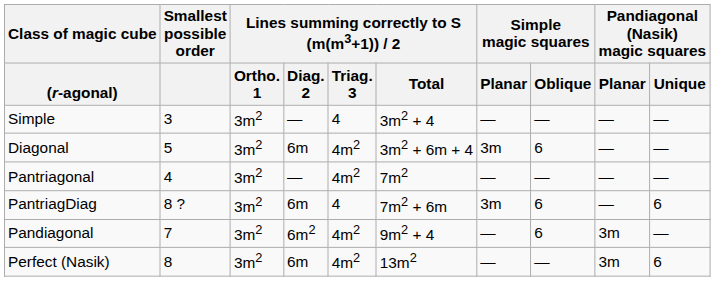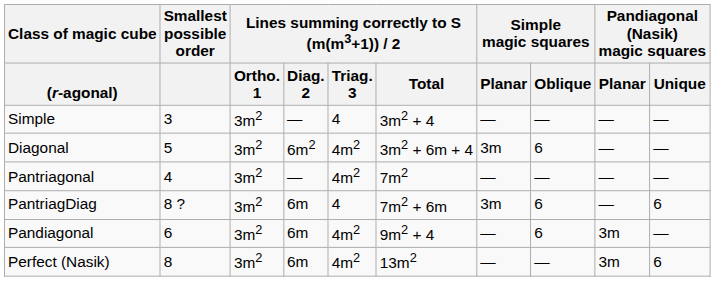(298, 147) 6m -> (301, 147) 6m2
(168, 233) 7 -> (168, 233) 6
(301, 233) 6m2 -> (298, 233) 6m
